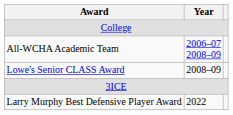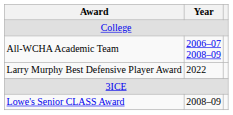rows swapped: (66, 70) <-> (94, 102)
